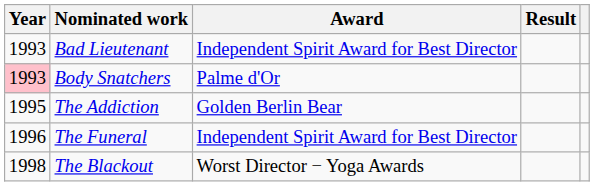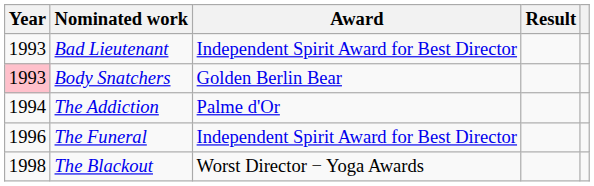(238, 78) Palme d'Or -> (269, 78) Golden Berlin Bear
(27, 107) 1995 -> (27, 107) 1994
(269, 107) Golden Berlin Bear -> (238, 107) Palme d'Or
